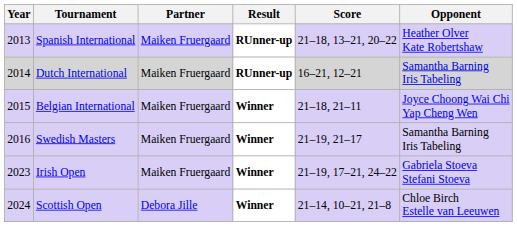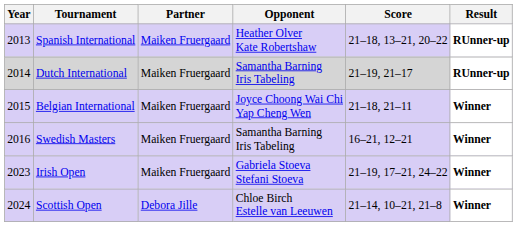columns swapped: (456, 14) <-> (264, 14)
(330, 73) 16–21, 12–21 -> (381, 73) 21–19, 21–17
(330, 139) 21–19, 21–17 -> (381, 139) 16–21, 12–21
